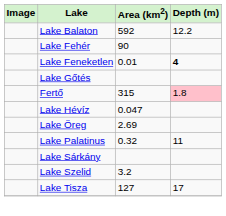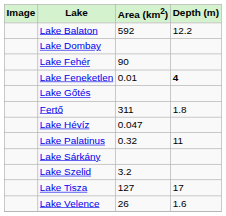+ row: (70, 46)
(126, 93) 315 -> (126, 109) 311
(180, 93) pink background -> (180, 109) no background
- row: (63, 125)
+ row: (70, 203)
